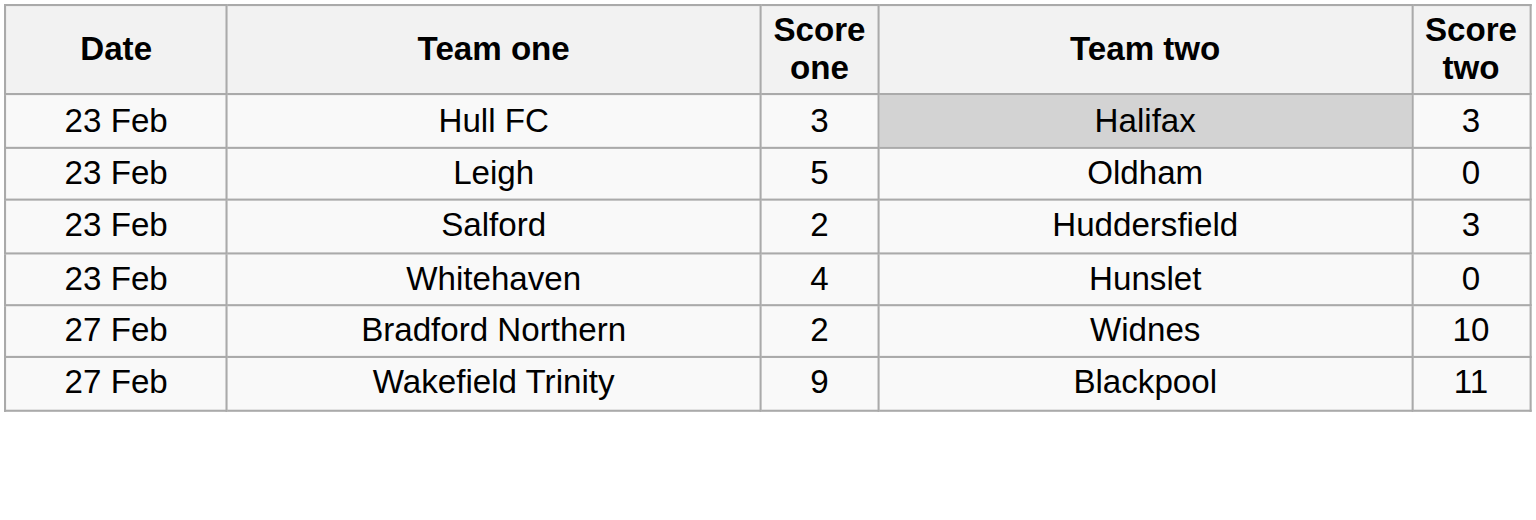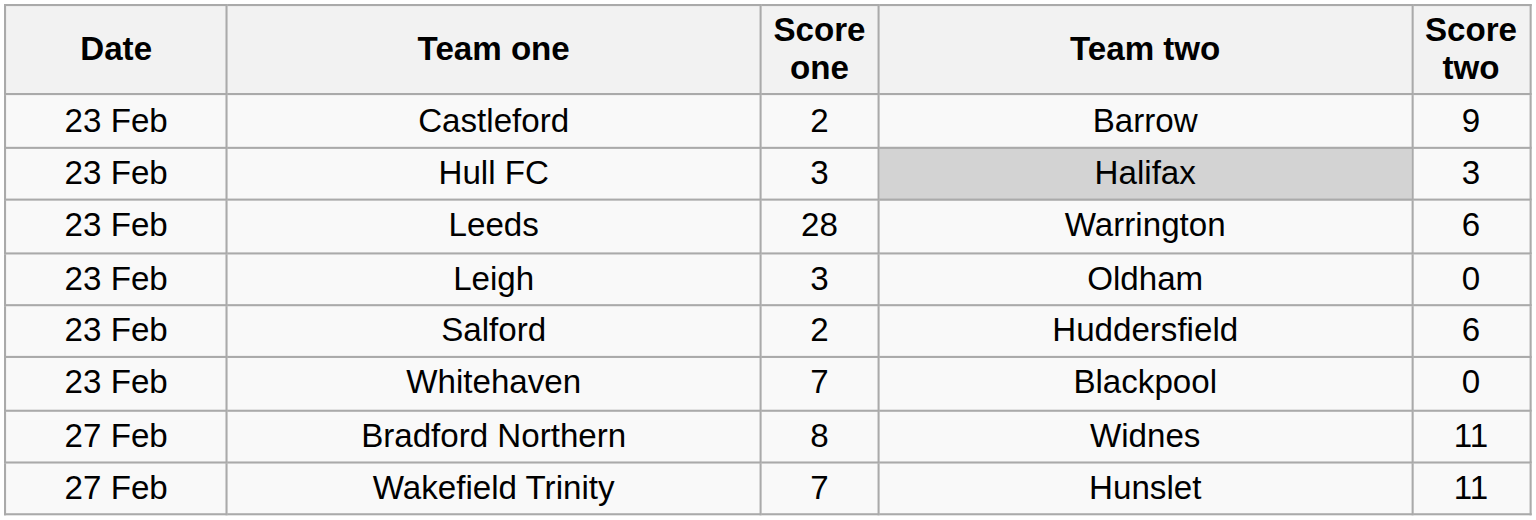+ row: (494, 120)
+ row: (494, 225)
(819, 173) 5 -> (819, 278) 3
(1471, 225) 3 -> (1471, 330) 6
(819, 278) 4 -> (819, 383) 7
(1145, 278) Hunslet -> (1145, 383) Blackpool
(819, 330) 2 -> (819, 435) 8
(1471, 330) 10 -> (1471, 435) 11
(819, 383) 9 -> (819, 488) 7
(1145, 383) Blackpool -> (1145, 488) Hunslet
